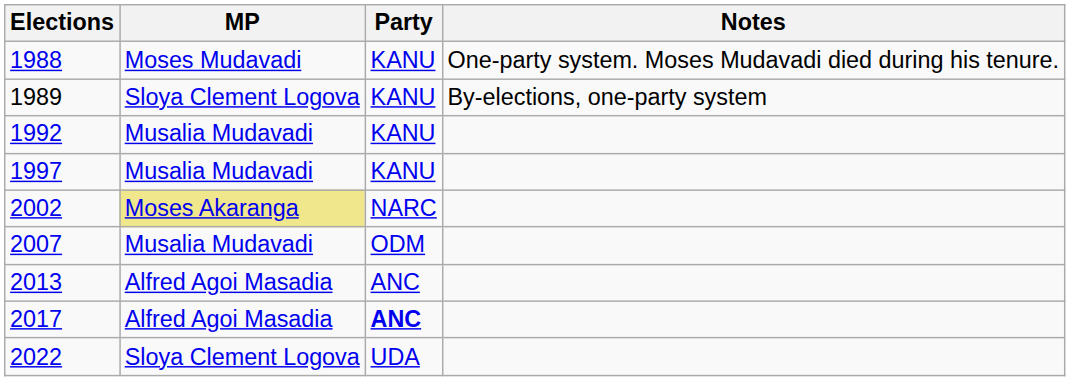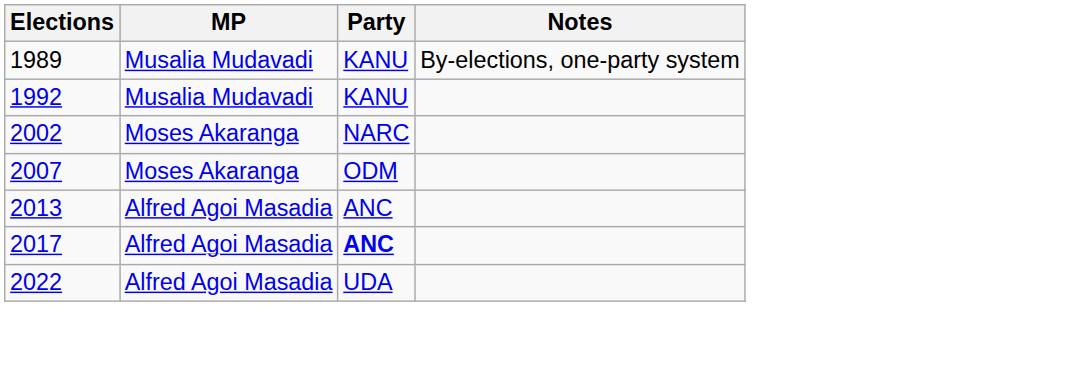- row: (36, 60)
(242, 97) Sloya Clement Logova -> (219, 60) Musalia Mudavadi
- row: (36, 171)
(212, 208) khaki background -> (212, 134) no background
(219, 245) Musalia Mudavadi -> (212, 171) Moses Akaranga
(242, 356) Sloya Clement Logova -> (229, 282) Alfred Agoi Masadia
